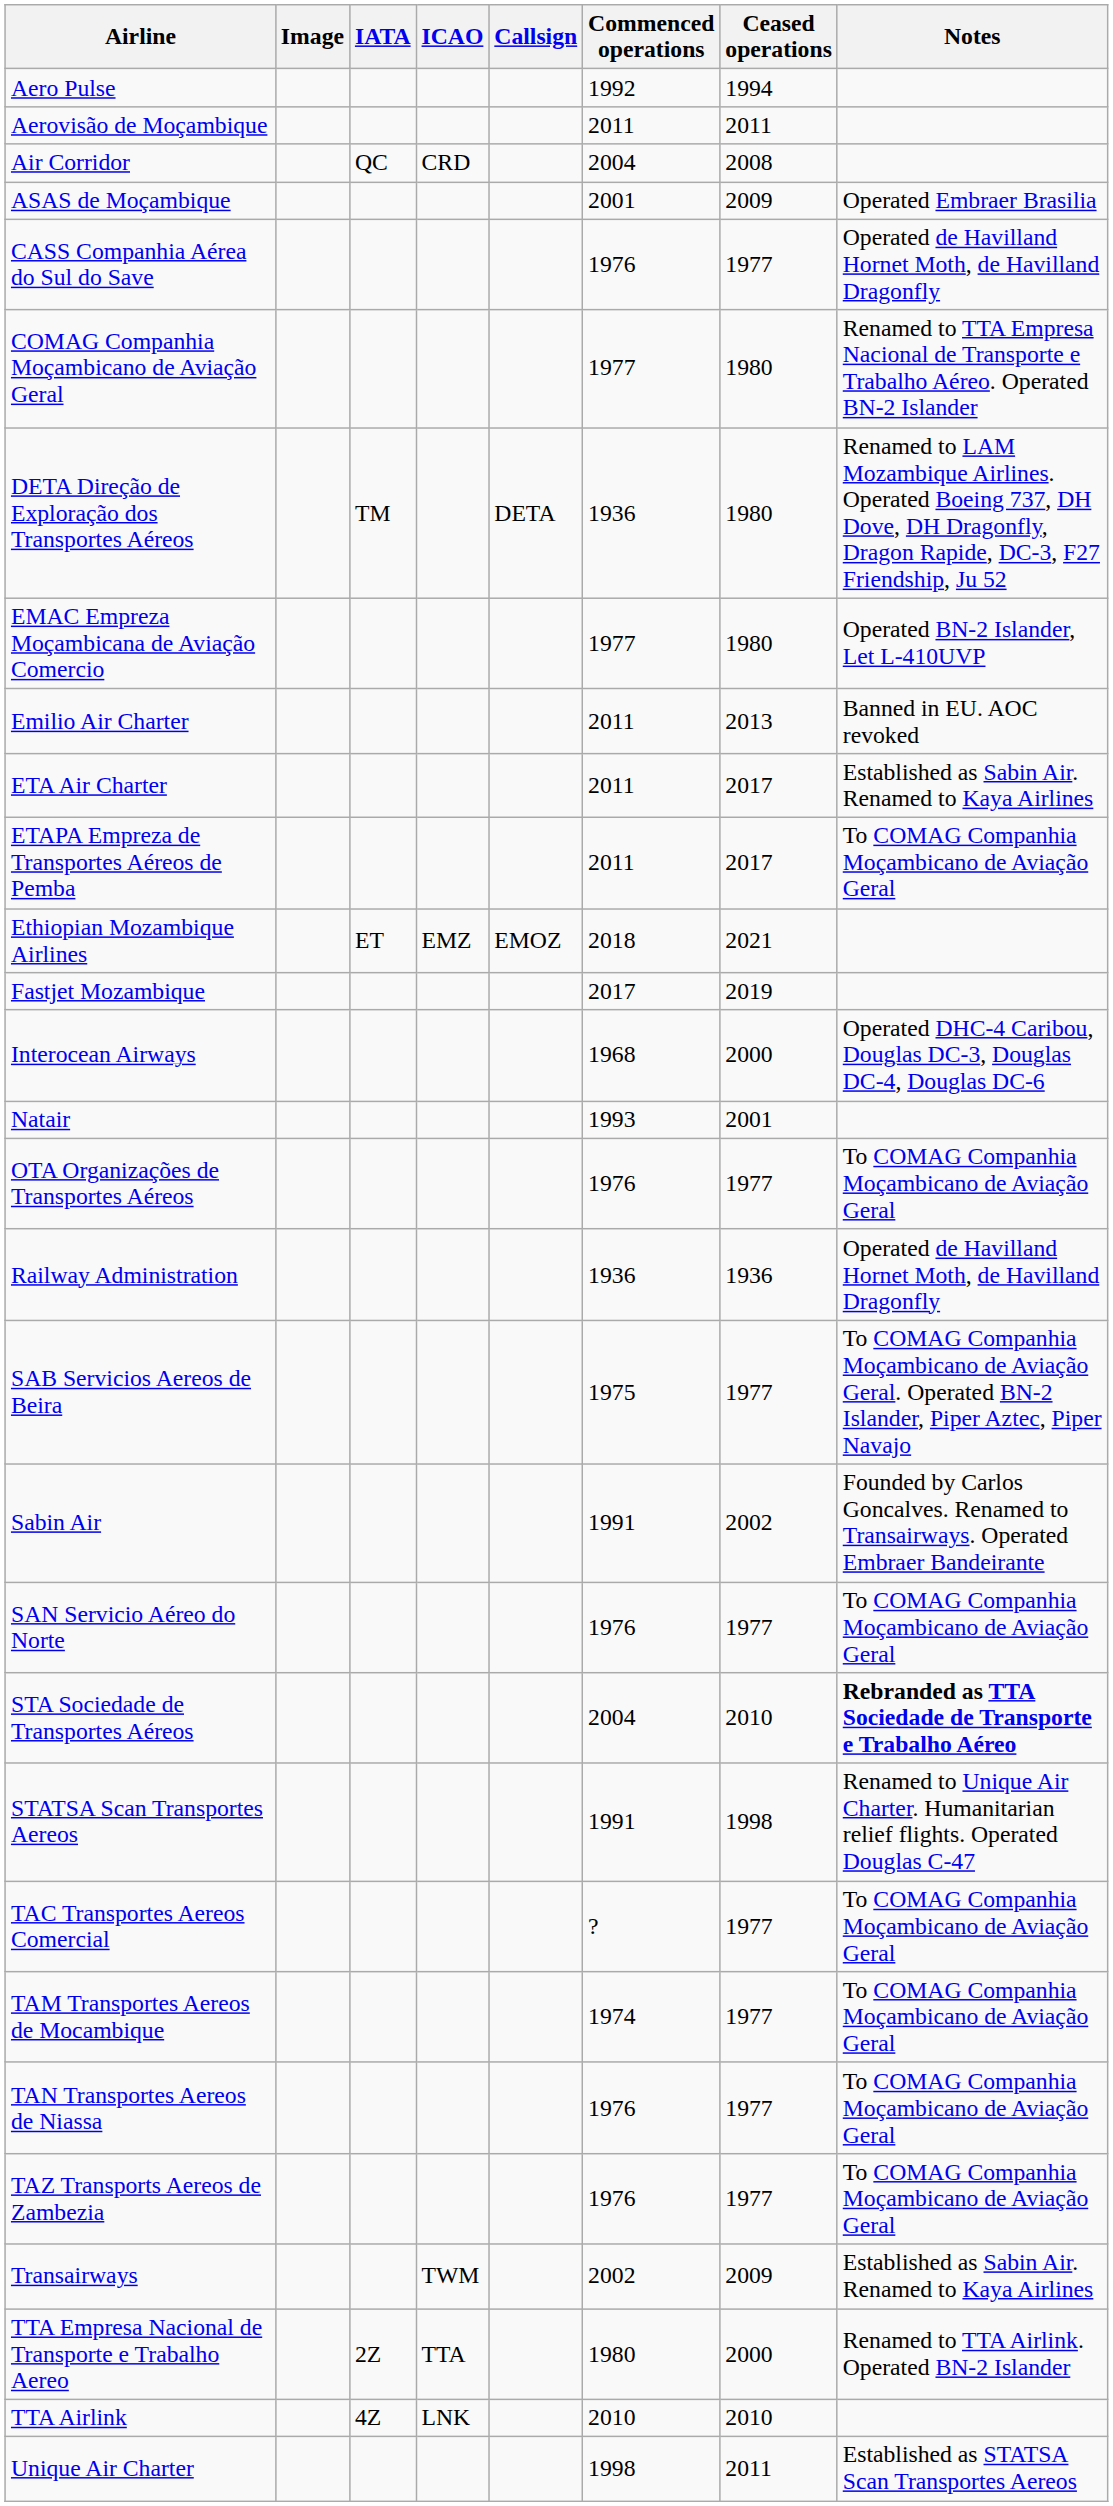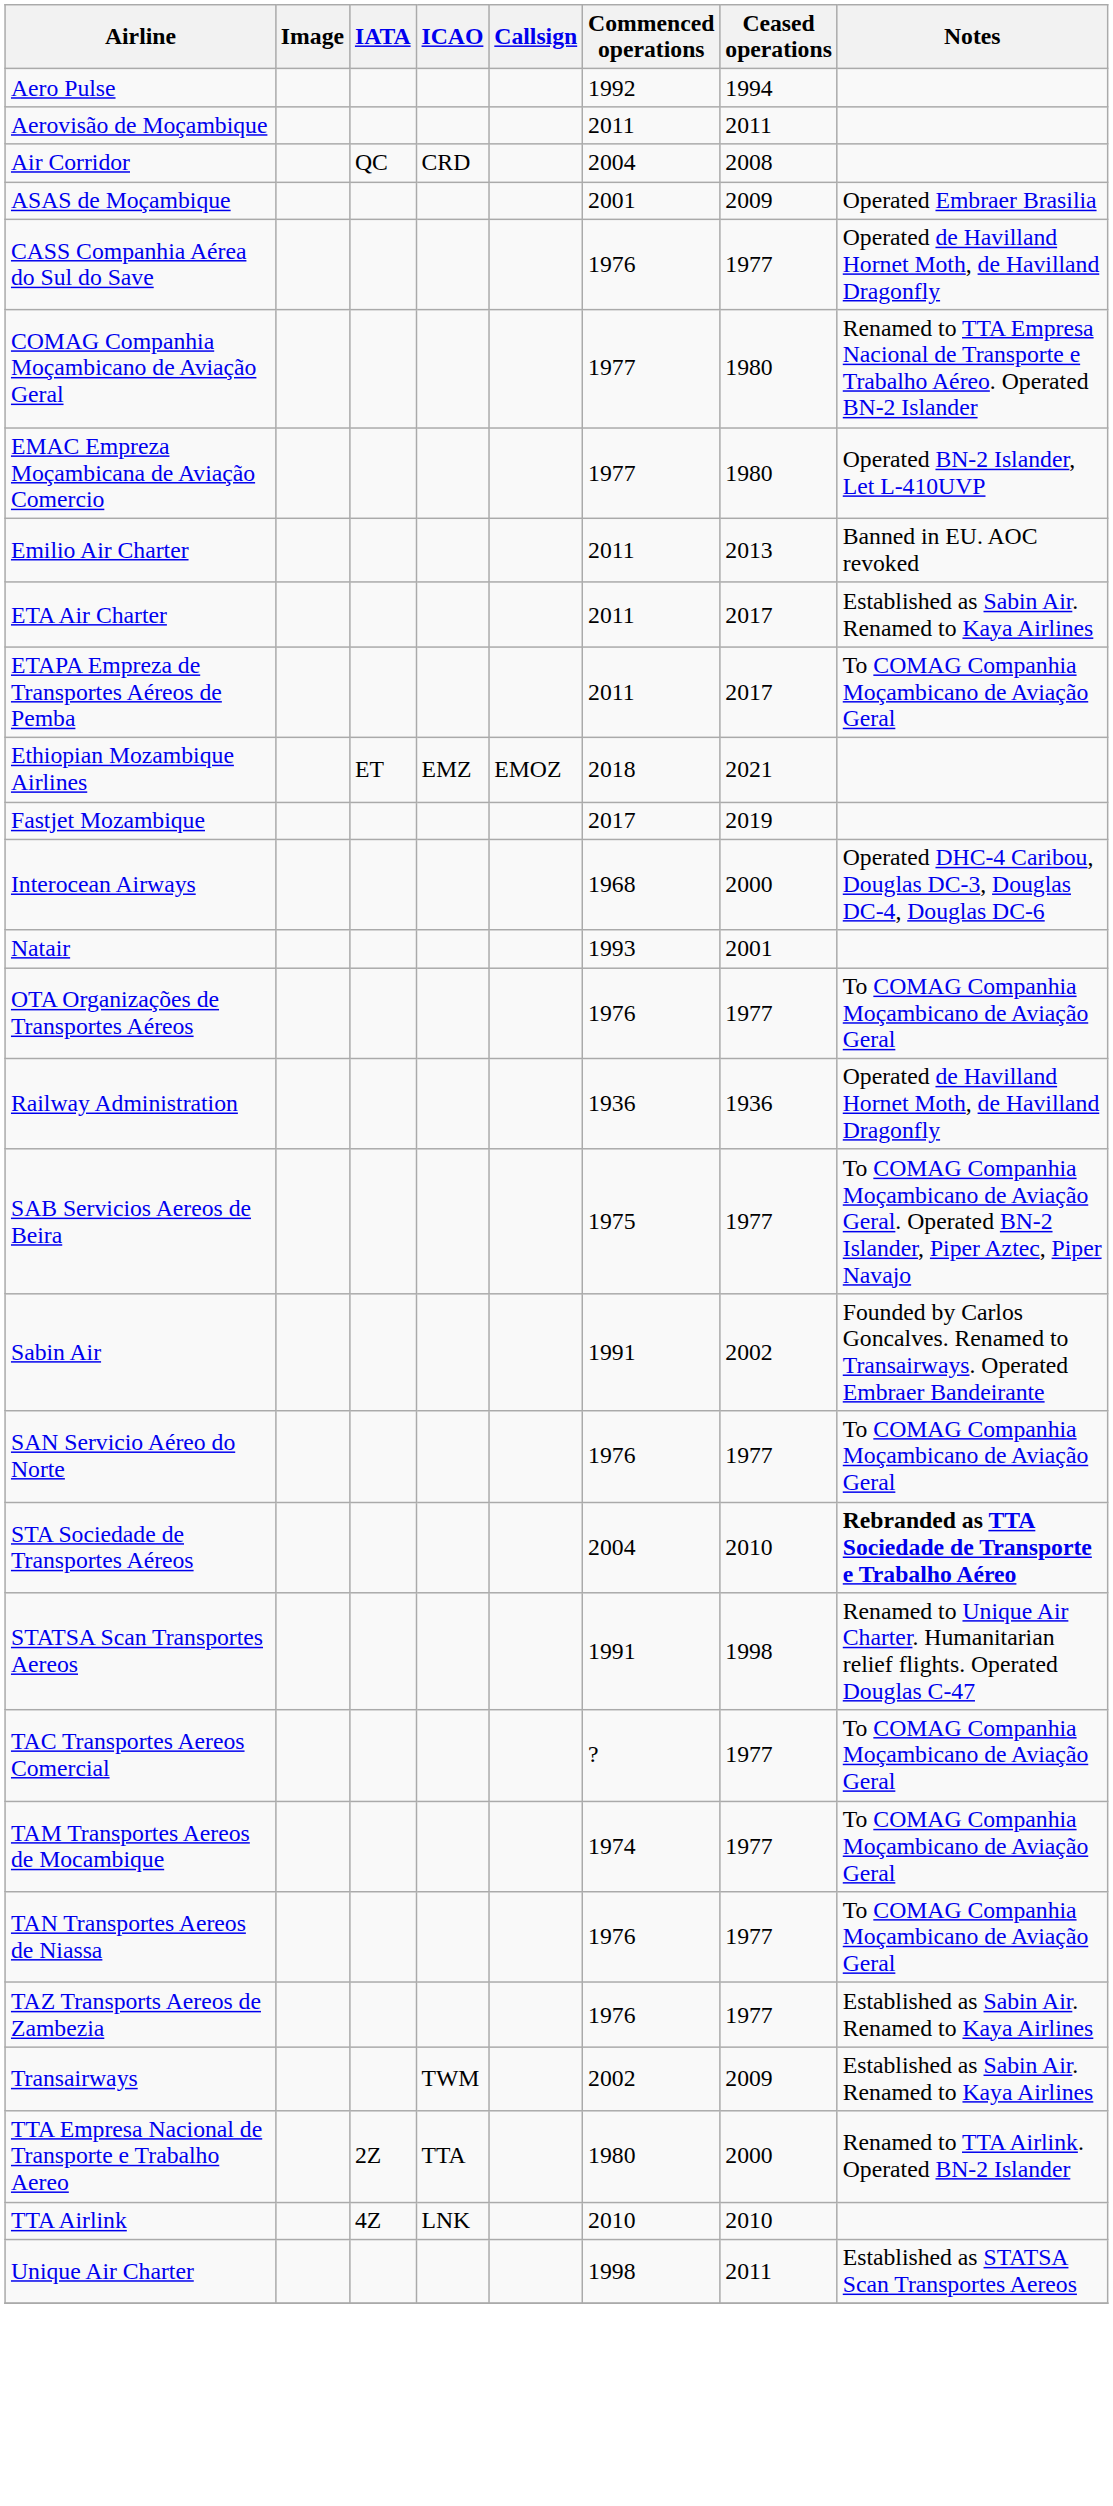- row: (102, 512)
(965, 2198) To COMAG Companhia Moçambicano de Aviação Geral -> (968, 2014) Established as Sabin Air. Renamed to Kaya Airlines
